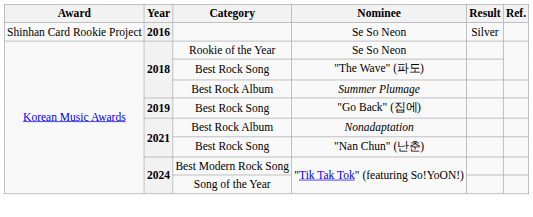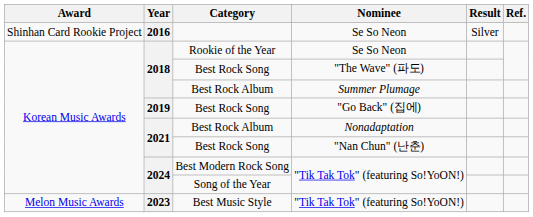+ row: (232, 202)
